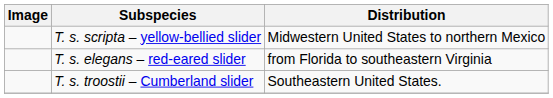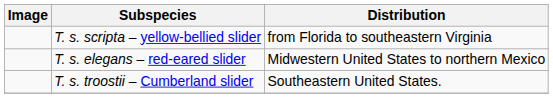(406, 37) Midwestern United States to northern Mexico -> (380, 37) from Florida to southeastern Virginia
(380, 59) from Florida to southeastern Virginia -> (406, 59) Midwestern United States to northern Mexico
